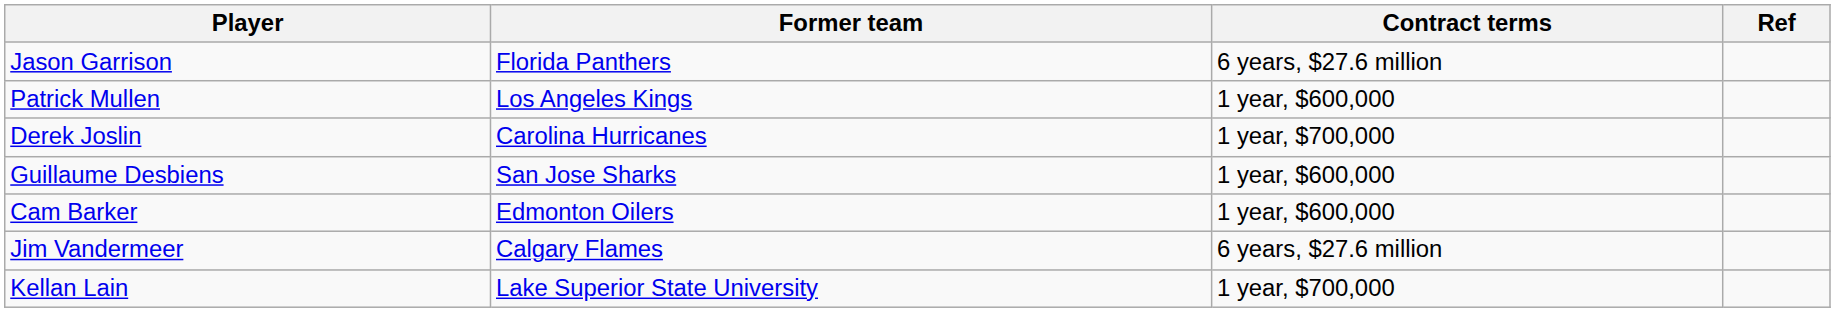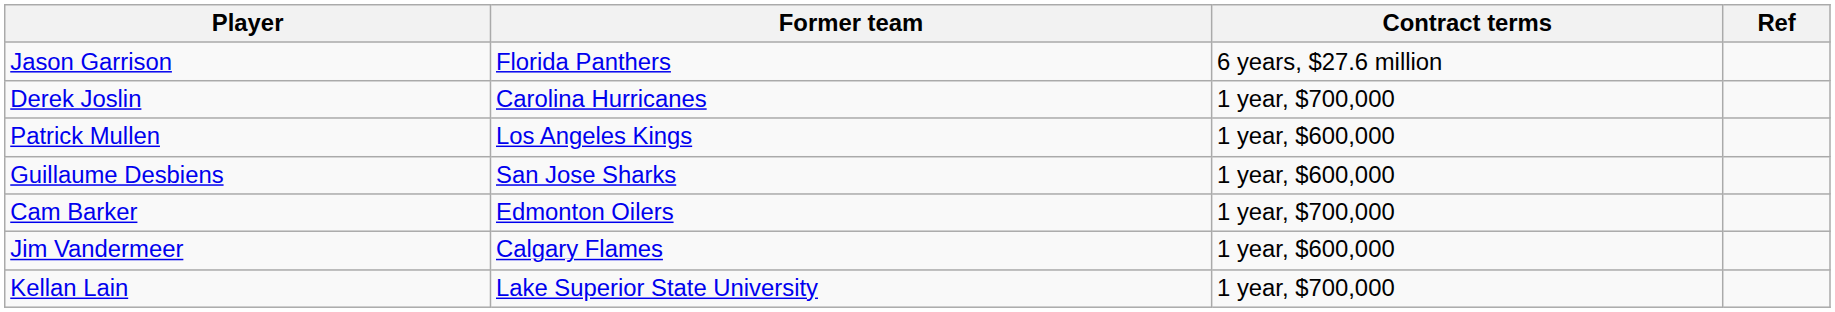rows swapped: (76, 136) <-> (85, 99)
(1306, 212) 1 year, $600,000 -> (1306, 212) 1 year, $700,000
(1330, 250) 6 years, $27.6 million -> (1306, 250) 1 year, $600,000
